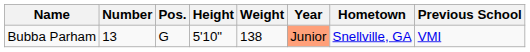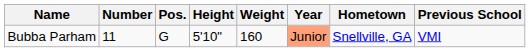(110, 36) 13 -> (109, 36) 11
(251, 36) 138 -> (251, 36) 160
